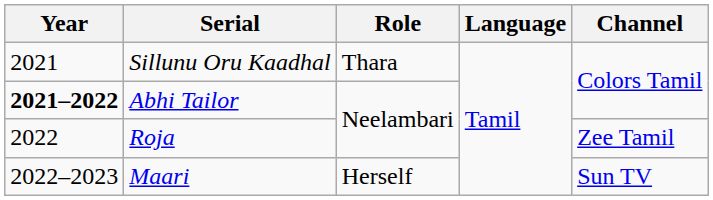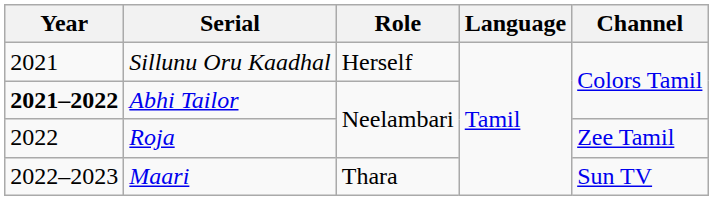(370, 61) Thara -> (377, 61) Herself
(377, 175) Herself -> (370, 175) Thara
